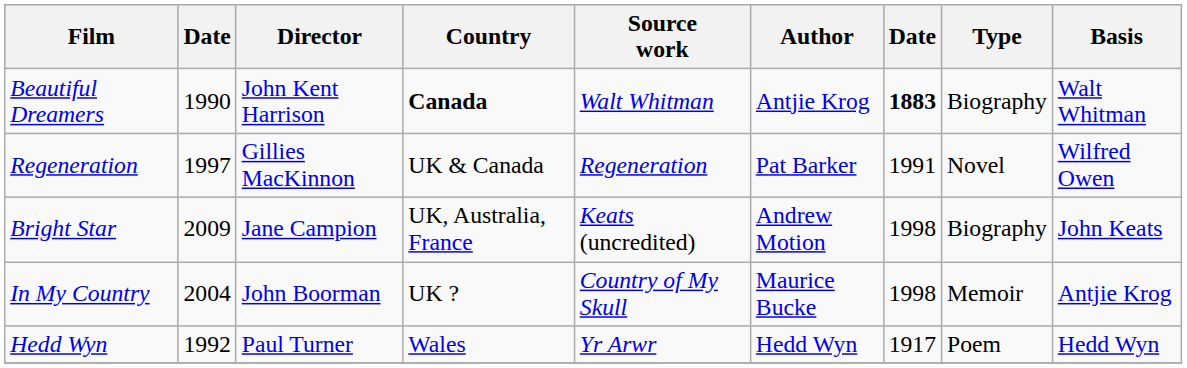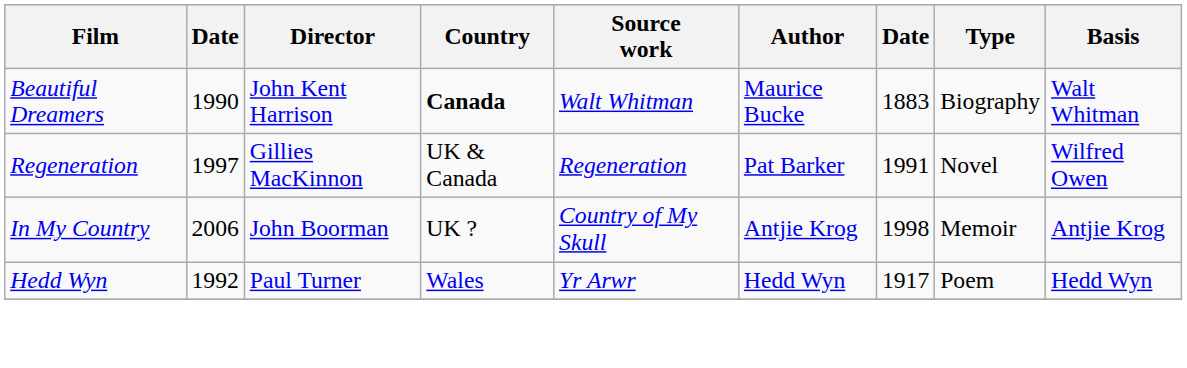(813, 100) Antjie Krog -> (783, 100) Maurice Bucke
(912, 100) bold -> (906, 100) normal
- row: (63, 229)
(207, 293) 2004 -> (215, 229) 2006
(795, 293) Maurice Bucke -> (801, 229) Antjie Krog
